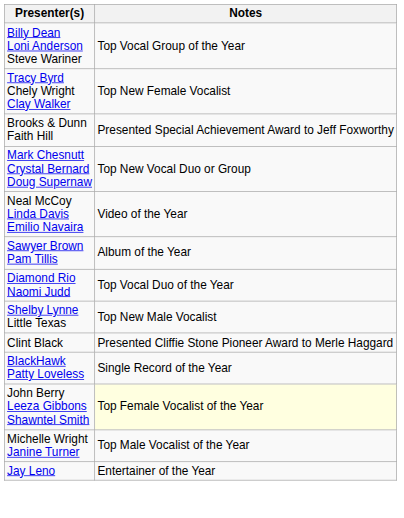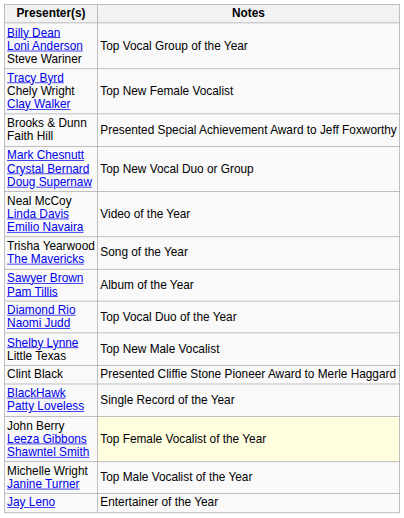+ row: (51, 253)
